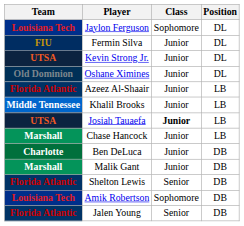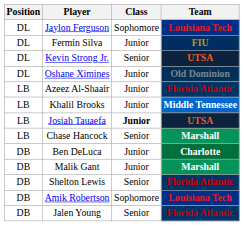columns swapped: (220, 12) <-> (43, 12)
(176, 58) Junior -> (136, 58) Senior
(176, 136) Junior -> (136, 136) Senior
